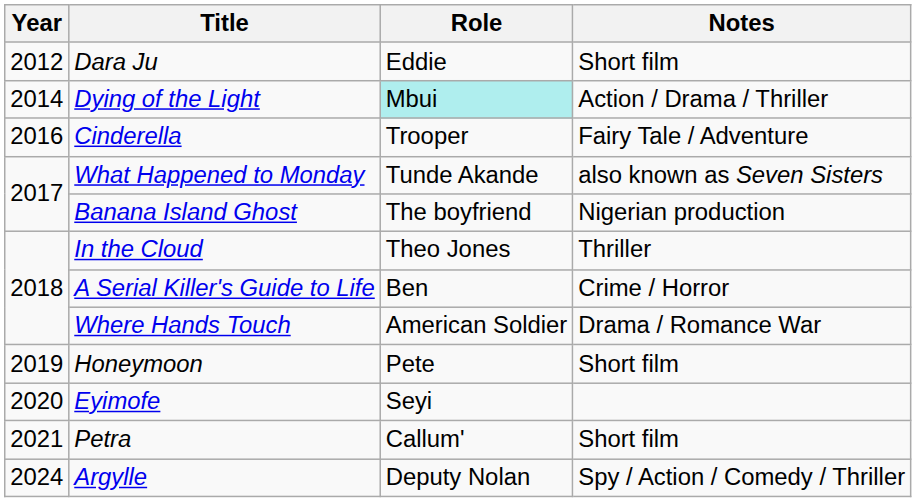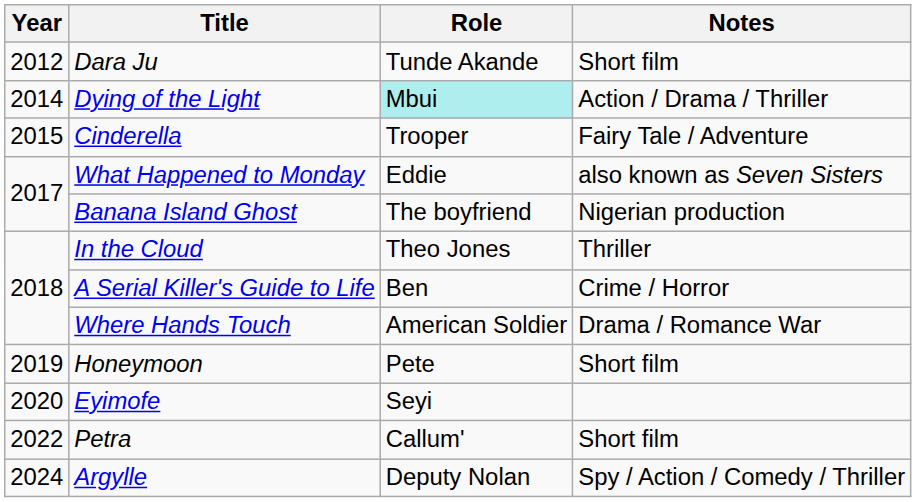(416, 61) Eddie -> (462, 61) Tunde Akande
(37, 136) 2016 -> (37, 136) 2015
(462, 174) Tunde Akande -> (416, 174) Eddie
(37, 439) 2021 -> (37, 439) 2022
